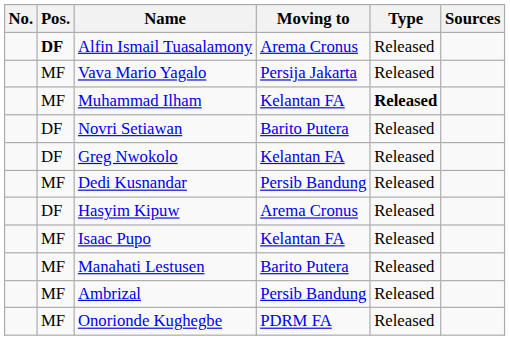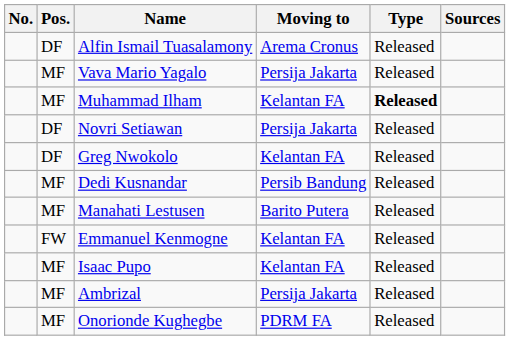(52, 46) bold -> (52, 46) normal
(304, 128) Barito Putera -> (309, 128) Persija Jakarta
- row: (129, 211)
rows swapped: (141, 266) <-> (114, 239)
+ row: (153, 239)
(313, 294) Persib Bandung -> (309, 294) Persija Jakarta
